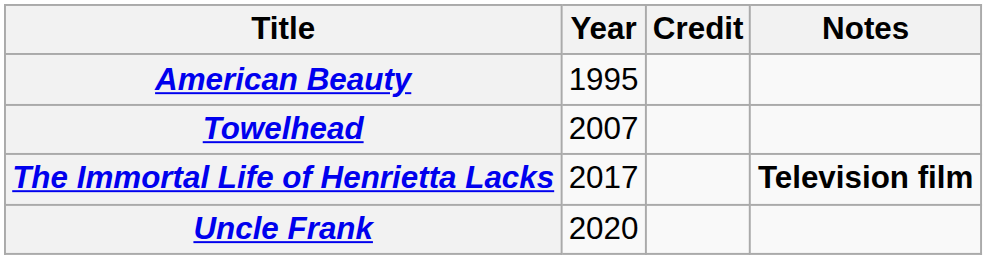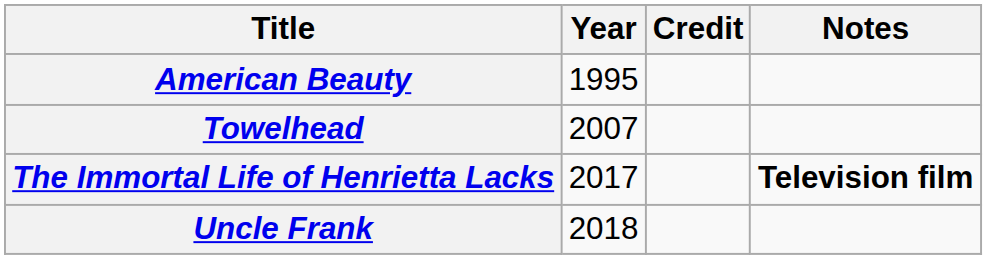(604, 228) 2020 -> (604, 228) 2018
